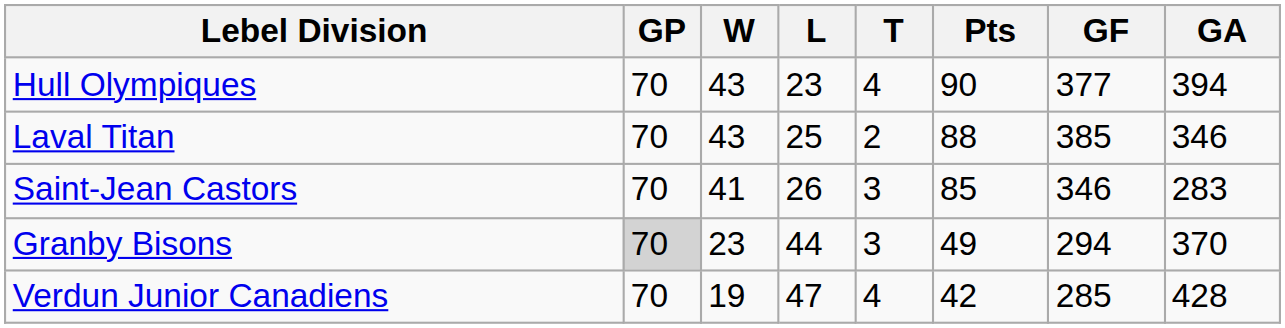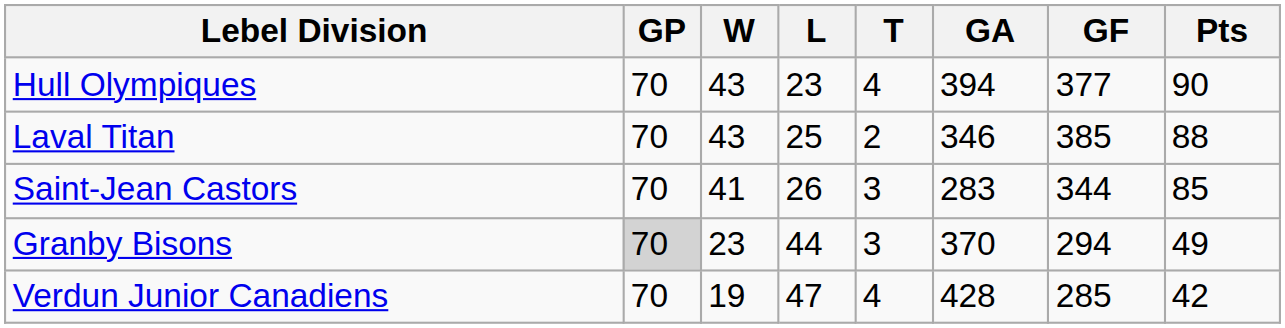columns swapped: (990, 31) <-> (1222, 31)
(1084, 190) 346 -> (1084, 190) 344
